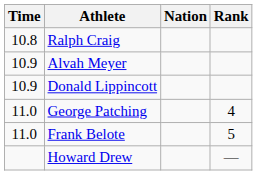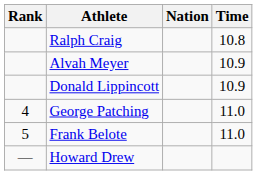columns swapped: (231, 16) <-> (24, 16)
